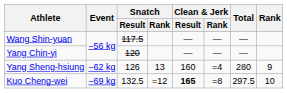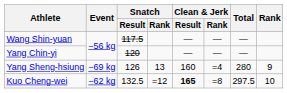(102, 67) −62 kg -> (102, 67) −69 kg
(102, 81) −69 kg -> (102, 81) −62 kg
